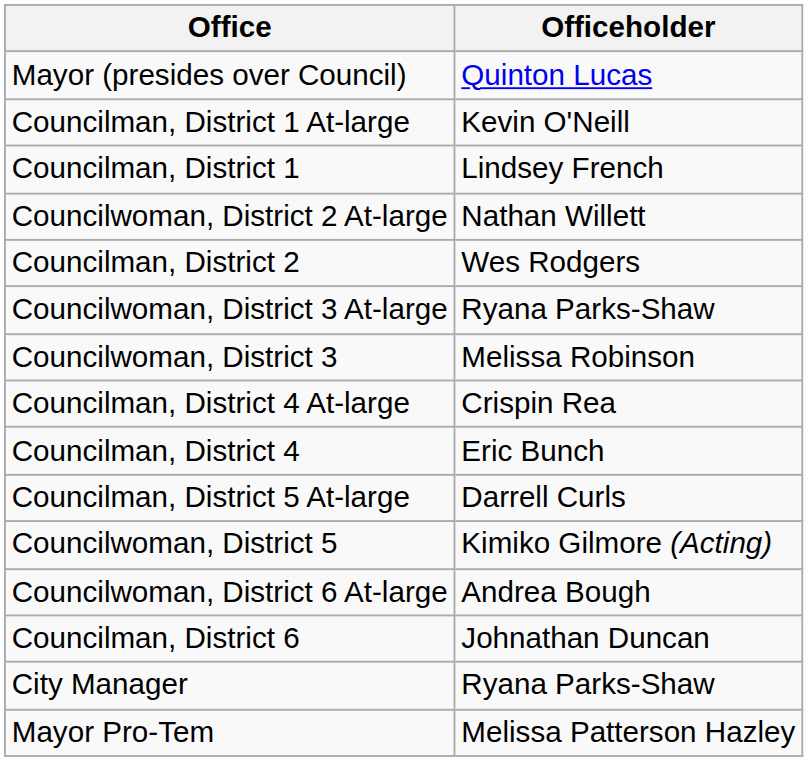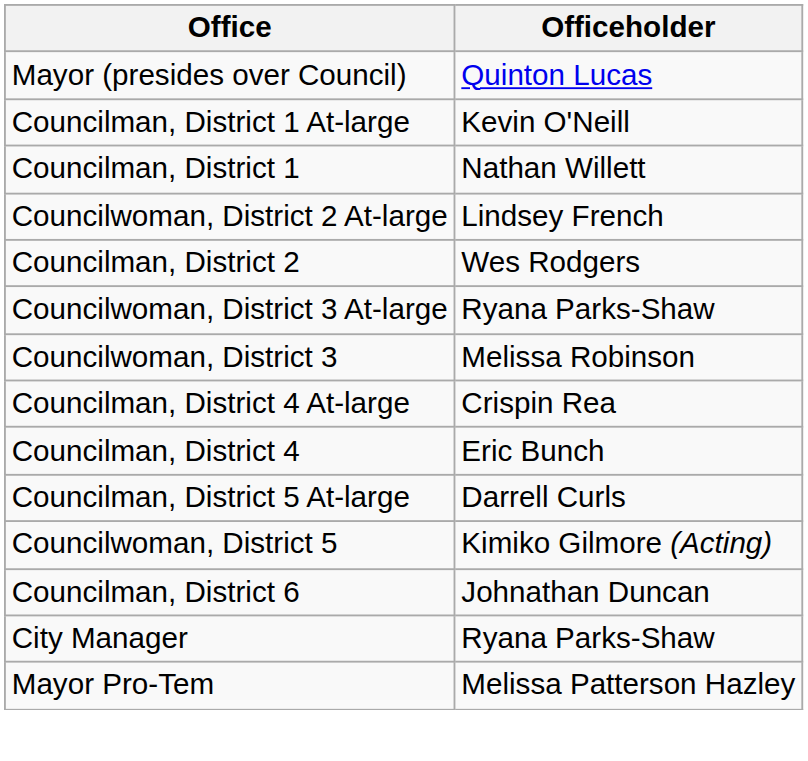(563, 168) Lindsey French -> (553, 168) Nathan Willett
(553, 215) Nathan Willett -> (563, 215) Lindsey French
- row: (230, 591)
